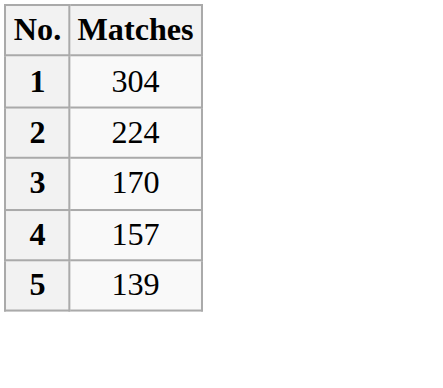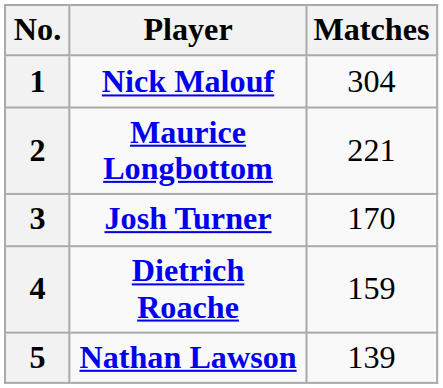+ column: (188, 30)
(136, 132) 224 -> (371, 150) 221
(136, 234) 157 -> (371, 288) 159
